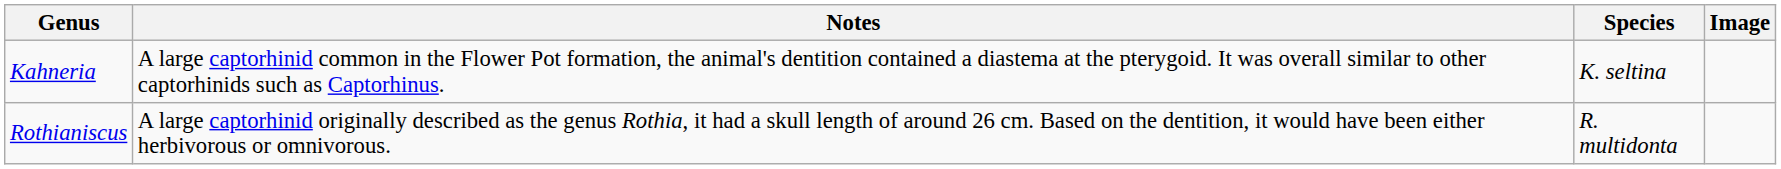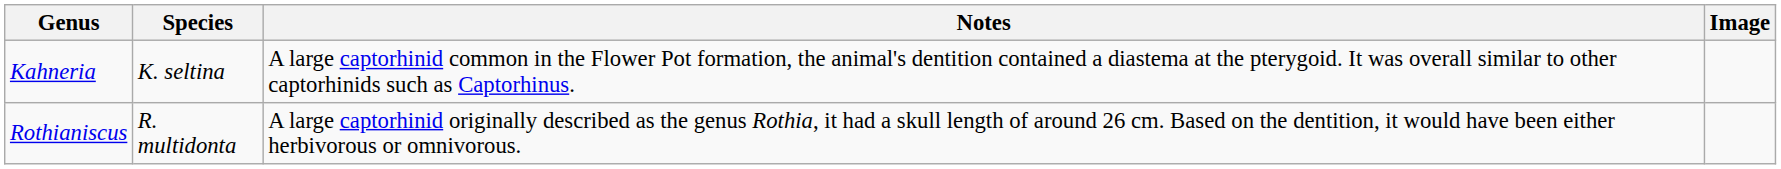columns swapped: (1639, 22) <-> (853, 22)
